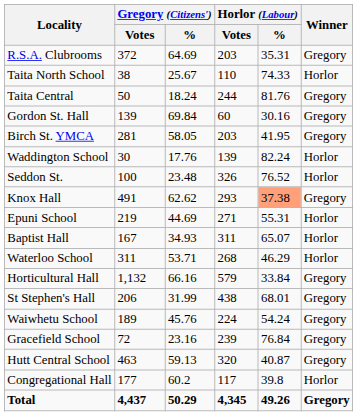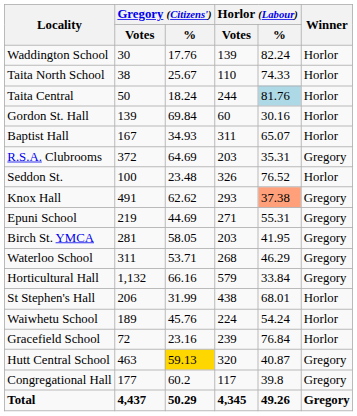rows swapped: (55, 55) <-> (58, 156)
(275, 95) no background -> (275, 95) lightblue background
(325, 95) Gregory -> (321, 95) Horlor
(325, 116) Gregory -> (321, 116) Horlor
rows swapped: (38, 237) <-> (51, 136)
(321, 217) Horlor -> (325, 217) Gregory
(321, 258) Horlor -> (325, 258) Gregory
(325, 298) Gregory -> (321, 298) Horlor
(325, 319) Gregory -> (321, 319) Horlor
(325, 339) Gregory -> (321, 339) Horlor
(182, 359) no background -> (182, 359) gold background
(321, 380) Horlor -> (325, 380) Gregory
